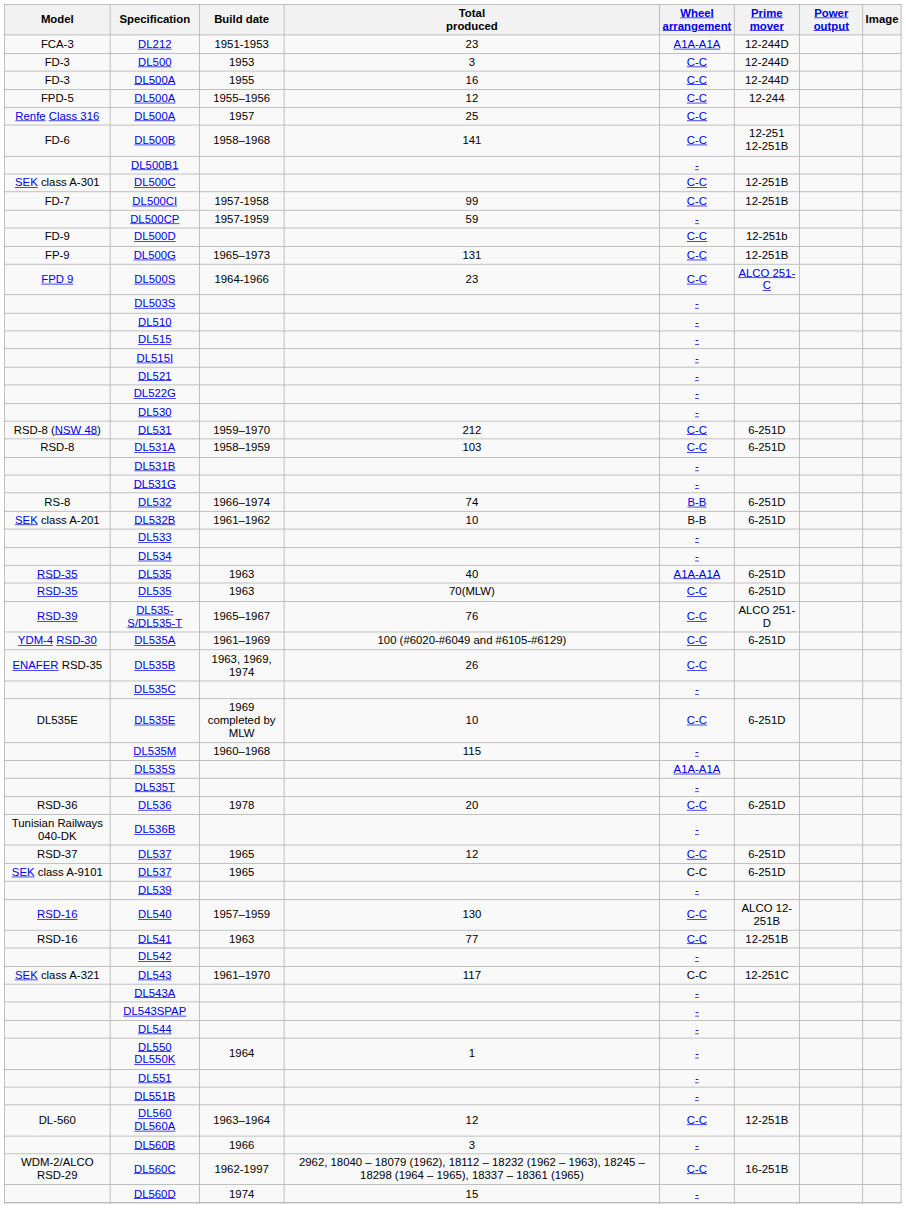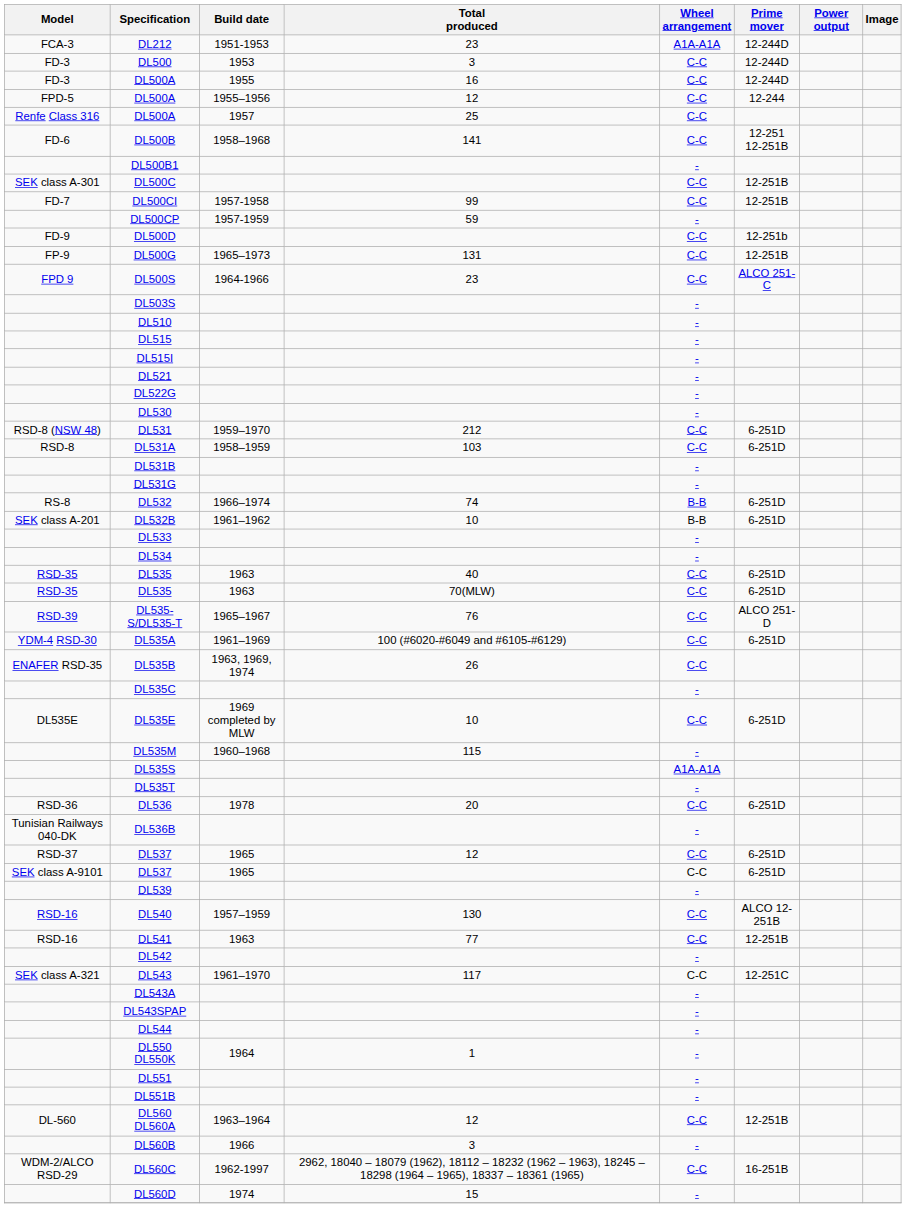(697, 574) A1A-A1A -> (697, 574) C-C
